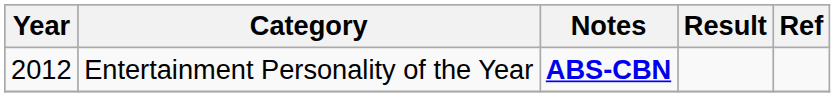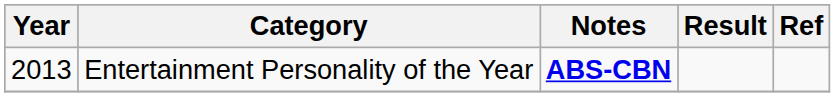(41, 69) 2012 -> (41, 69) 2013
